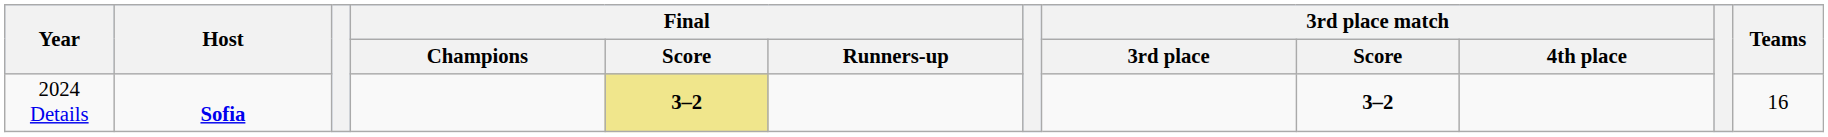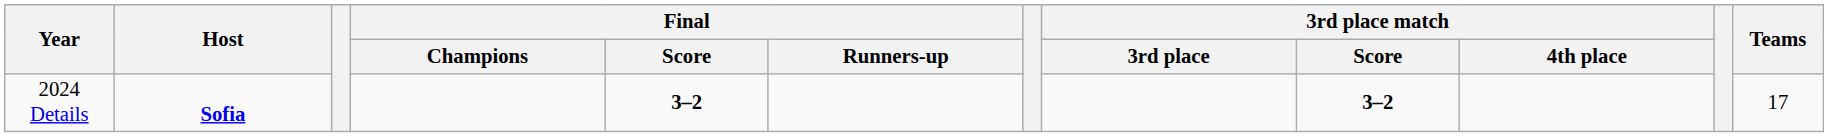(687, 102) khaki background -> (687, 102) no background
(1778, 102) 16 -> (1778, 102) 17
